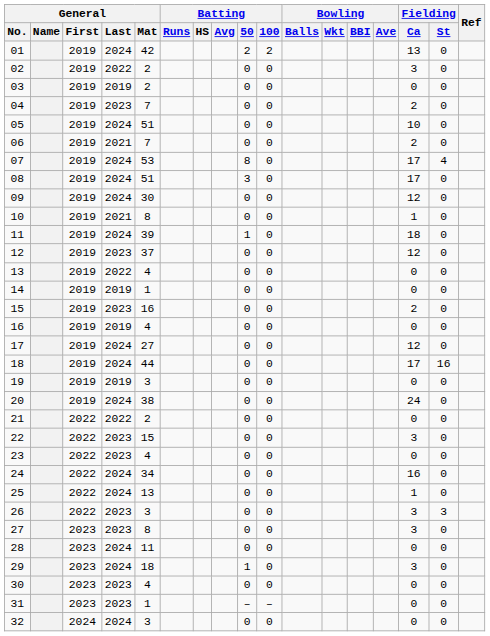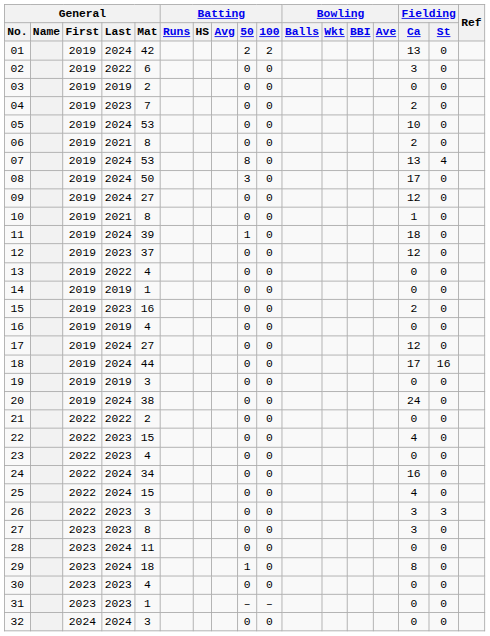(147, 69) 2 -> (147, 69) 6
(147, 124) 51 -> (147, 124) 53
(147, 143) 7 -> (147, 143) 8
(414, 161) 17 -> (414, 161) 13
(147, 180) 51 -> (147, 180) 50
(147, 198) 30 -> (147, 198) 27
(414, 438) 3 -> (414, 438) 4
(147, 493) 13 -> (147, 493) 15
(414, 493) 1 -> (414, 493) 4
(414, 567) 3 -> (414, 567) 8
